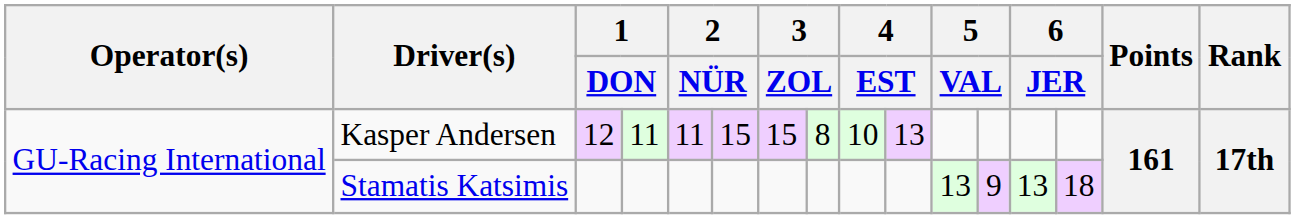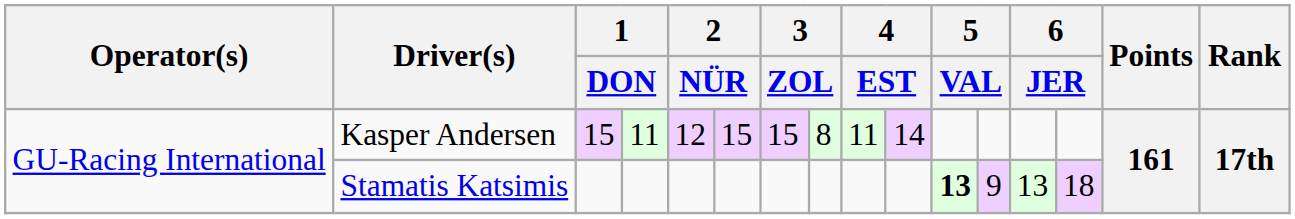(599, 133) 12 -> (599, 133) 15
(690, 133) 11 -> (690, 133) 12
(863, 133) 10 -> (863, 133) 11
(909, 133) 13 -> (909, 133) 14
(955, 185) normal -> (955, 185) bold
